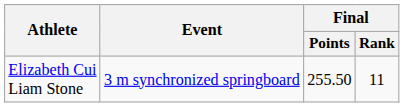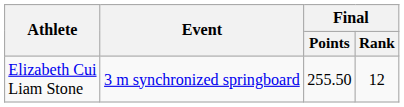(377, 79) 11 -> (377, 79) 12
